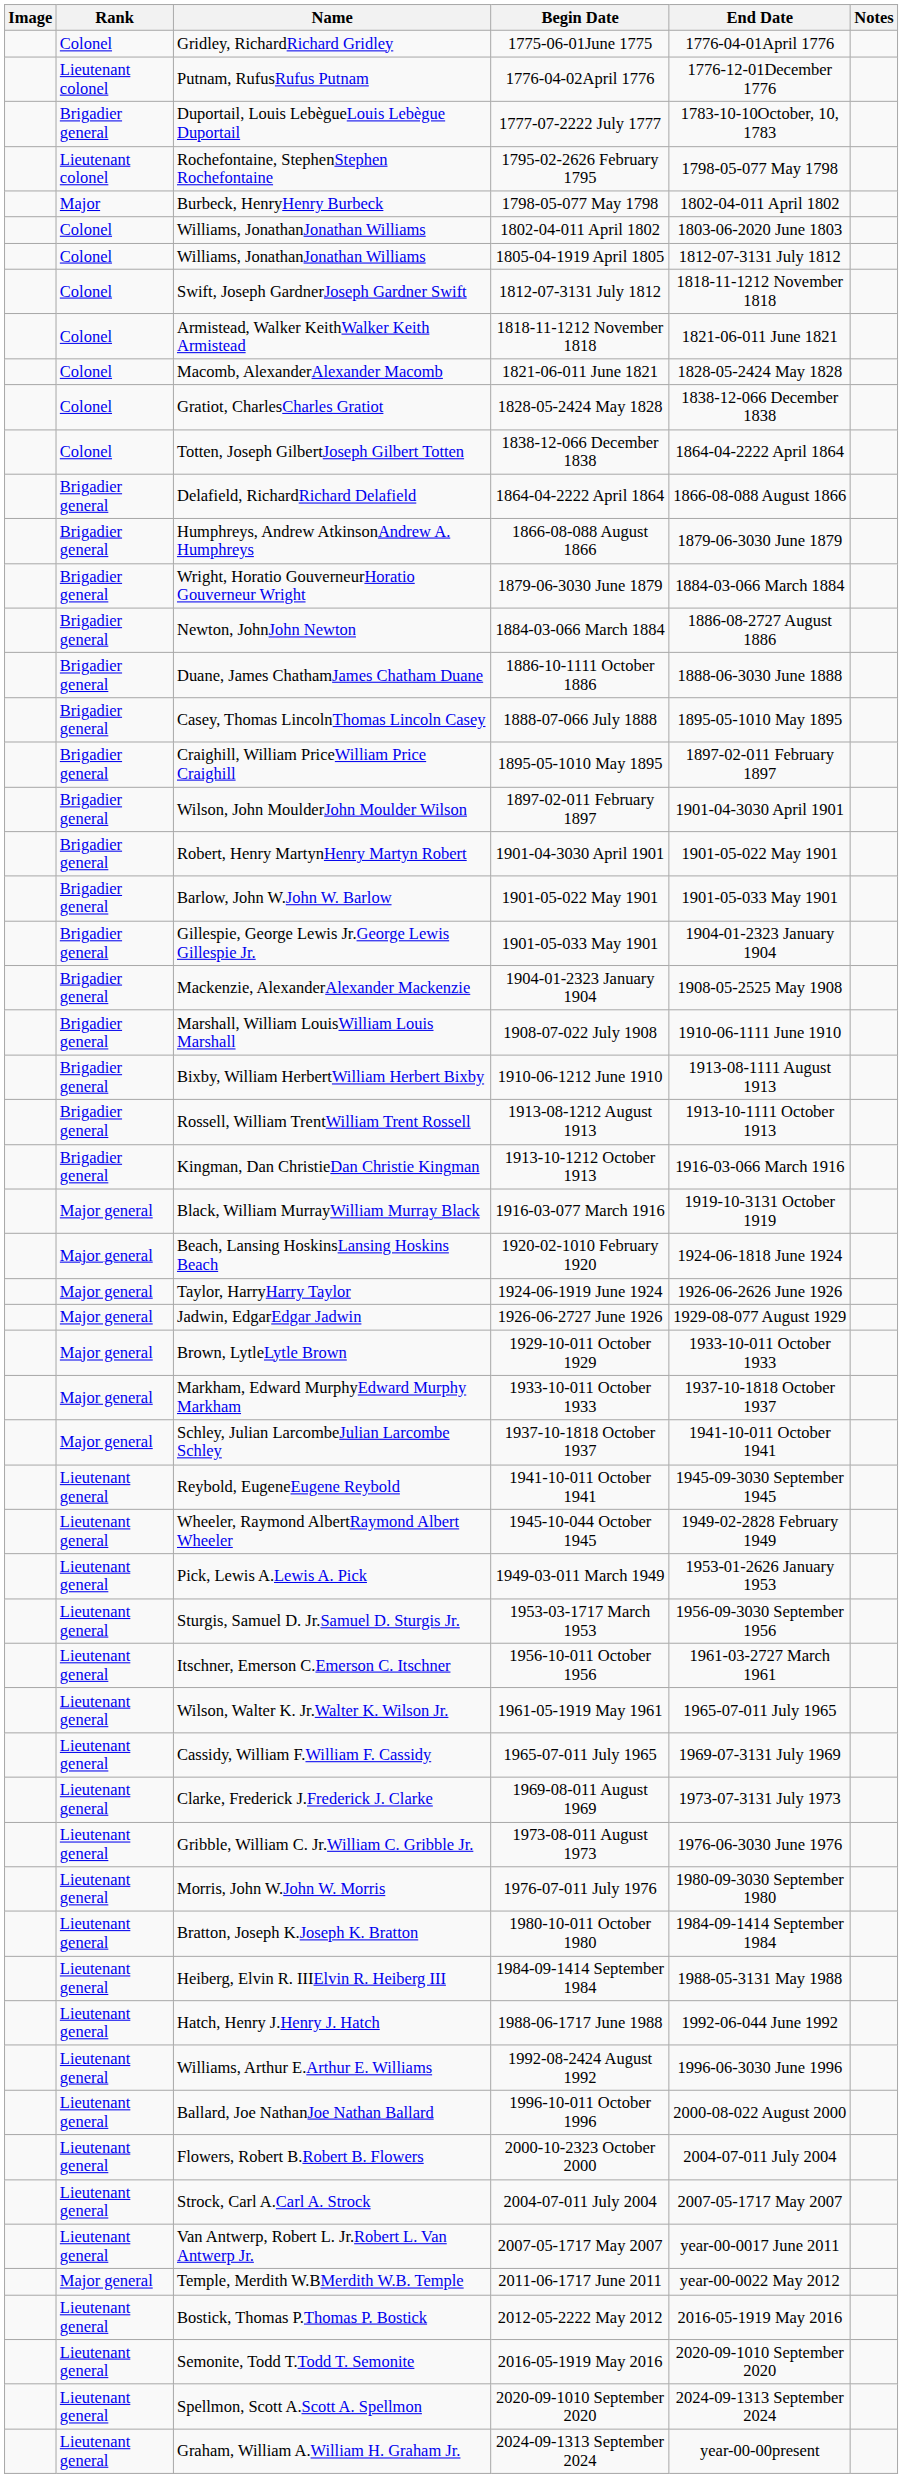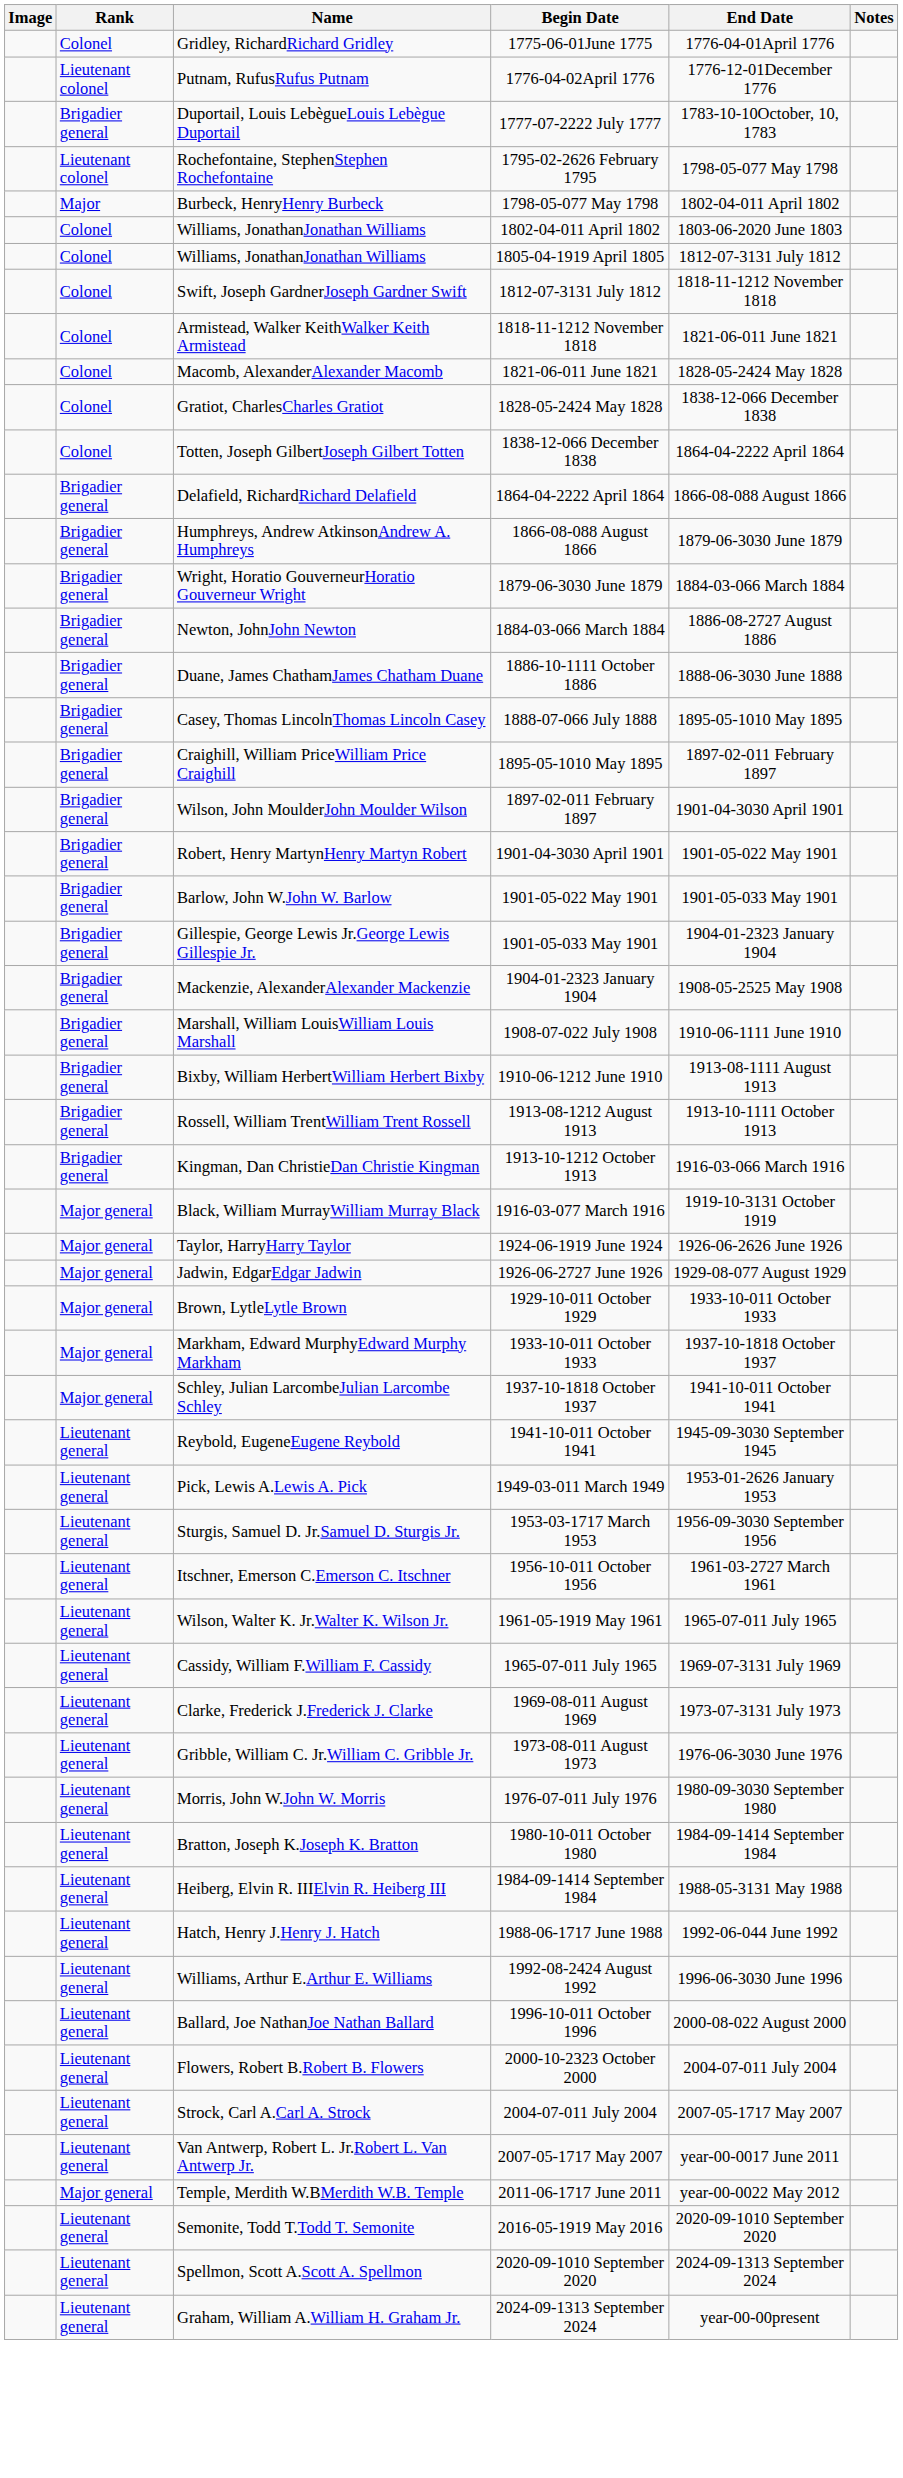- row: (580, 1255)
- row: (580, 1531)
- row: (580, 2317)
